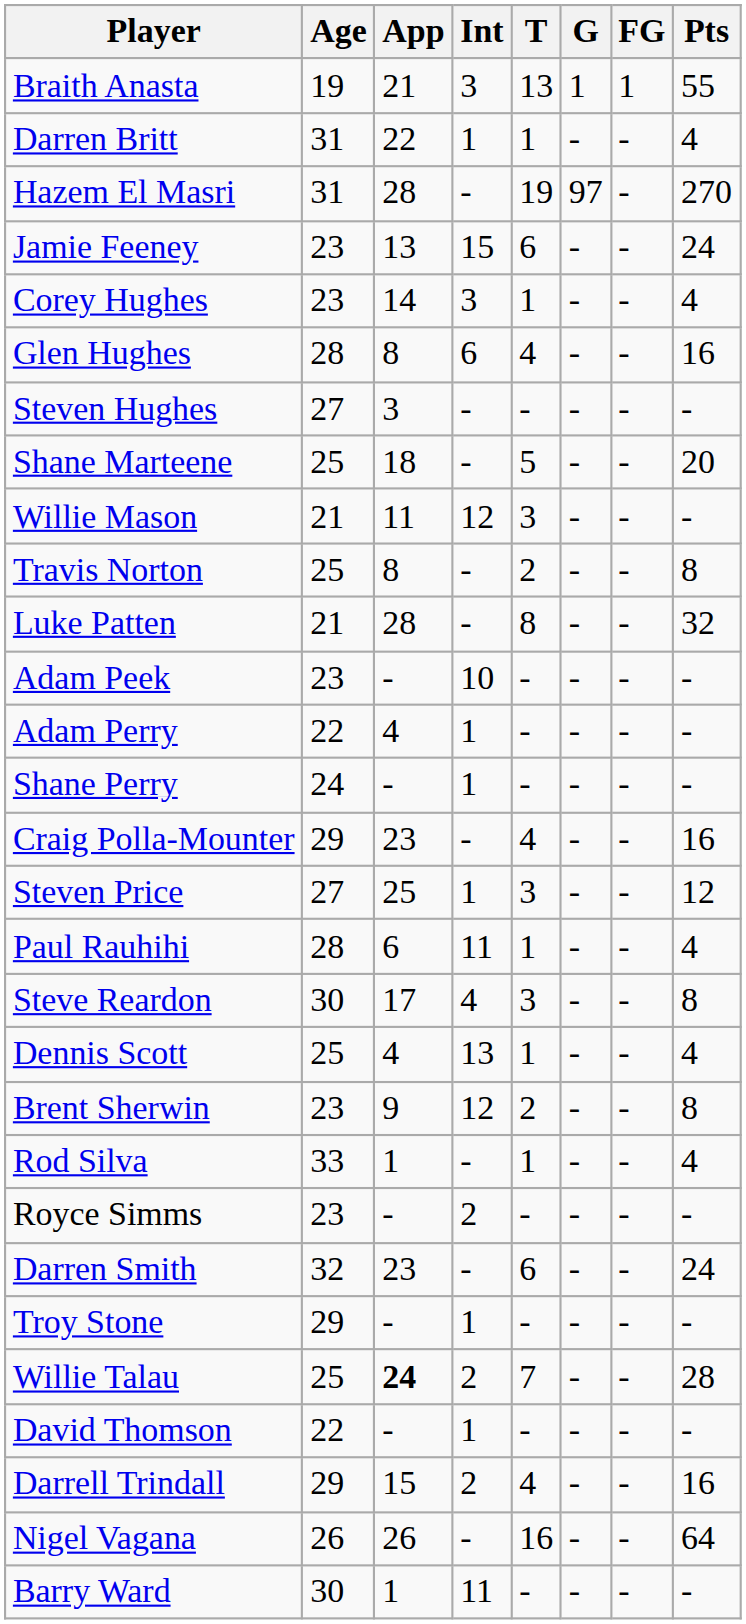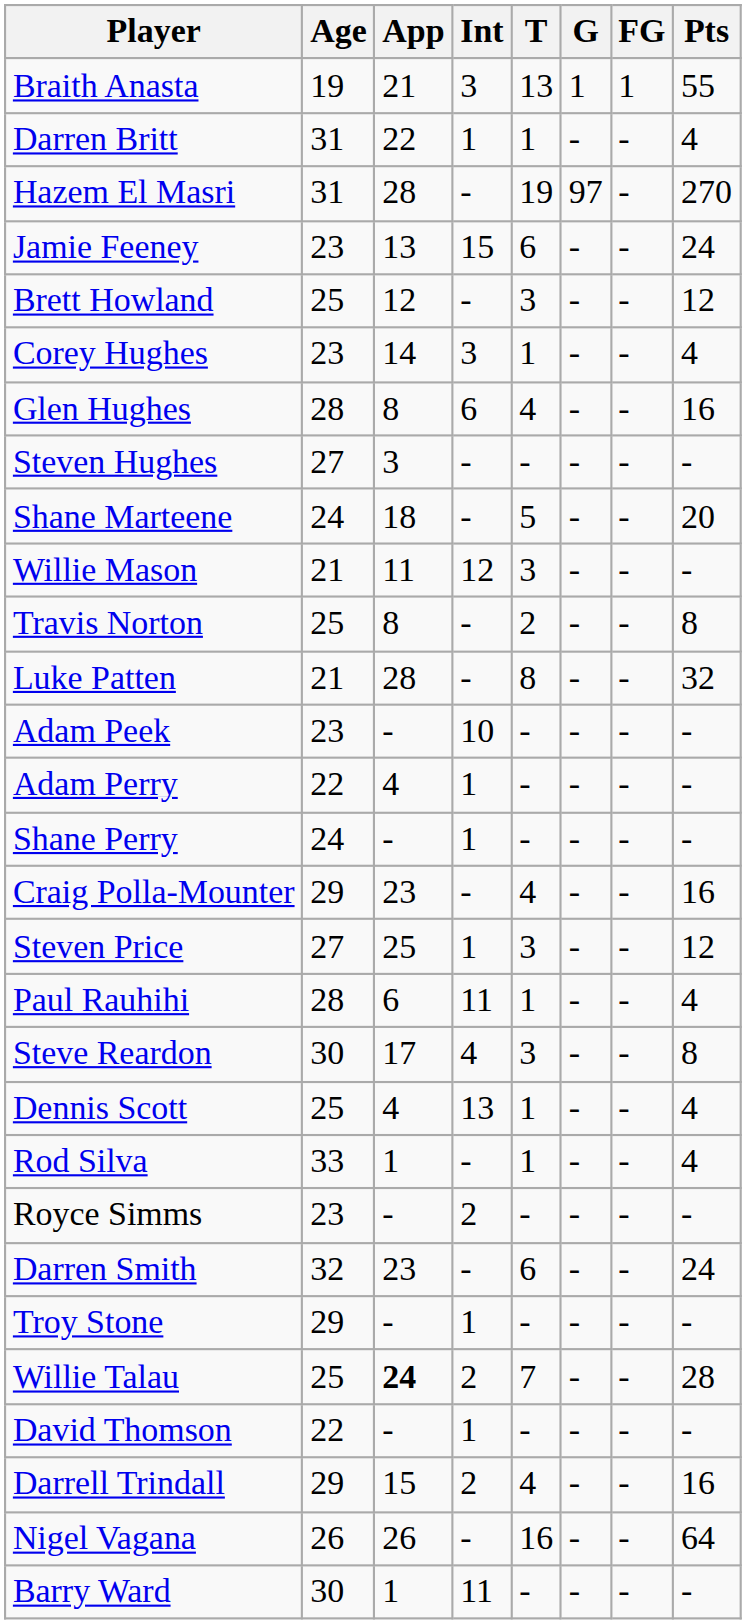+ row: (113, 300)
(327, 461) 25 -> (327, 515) 24
- row: (111, 1107)
